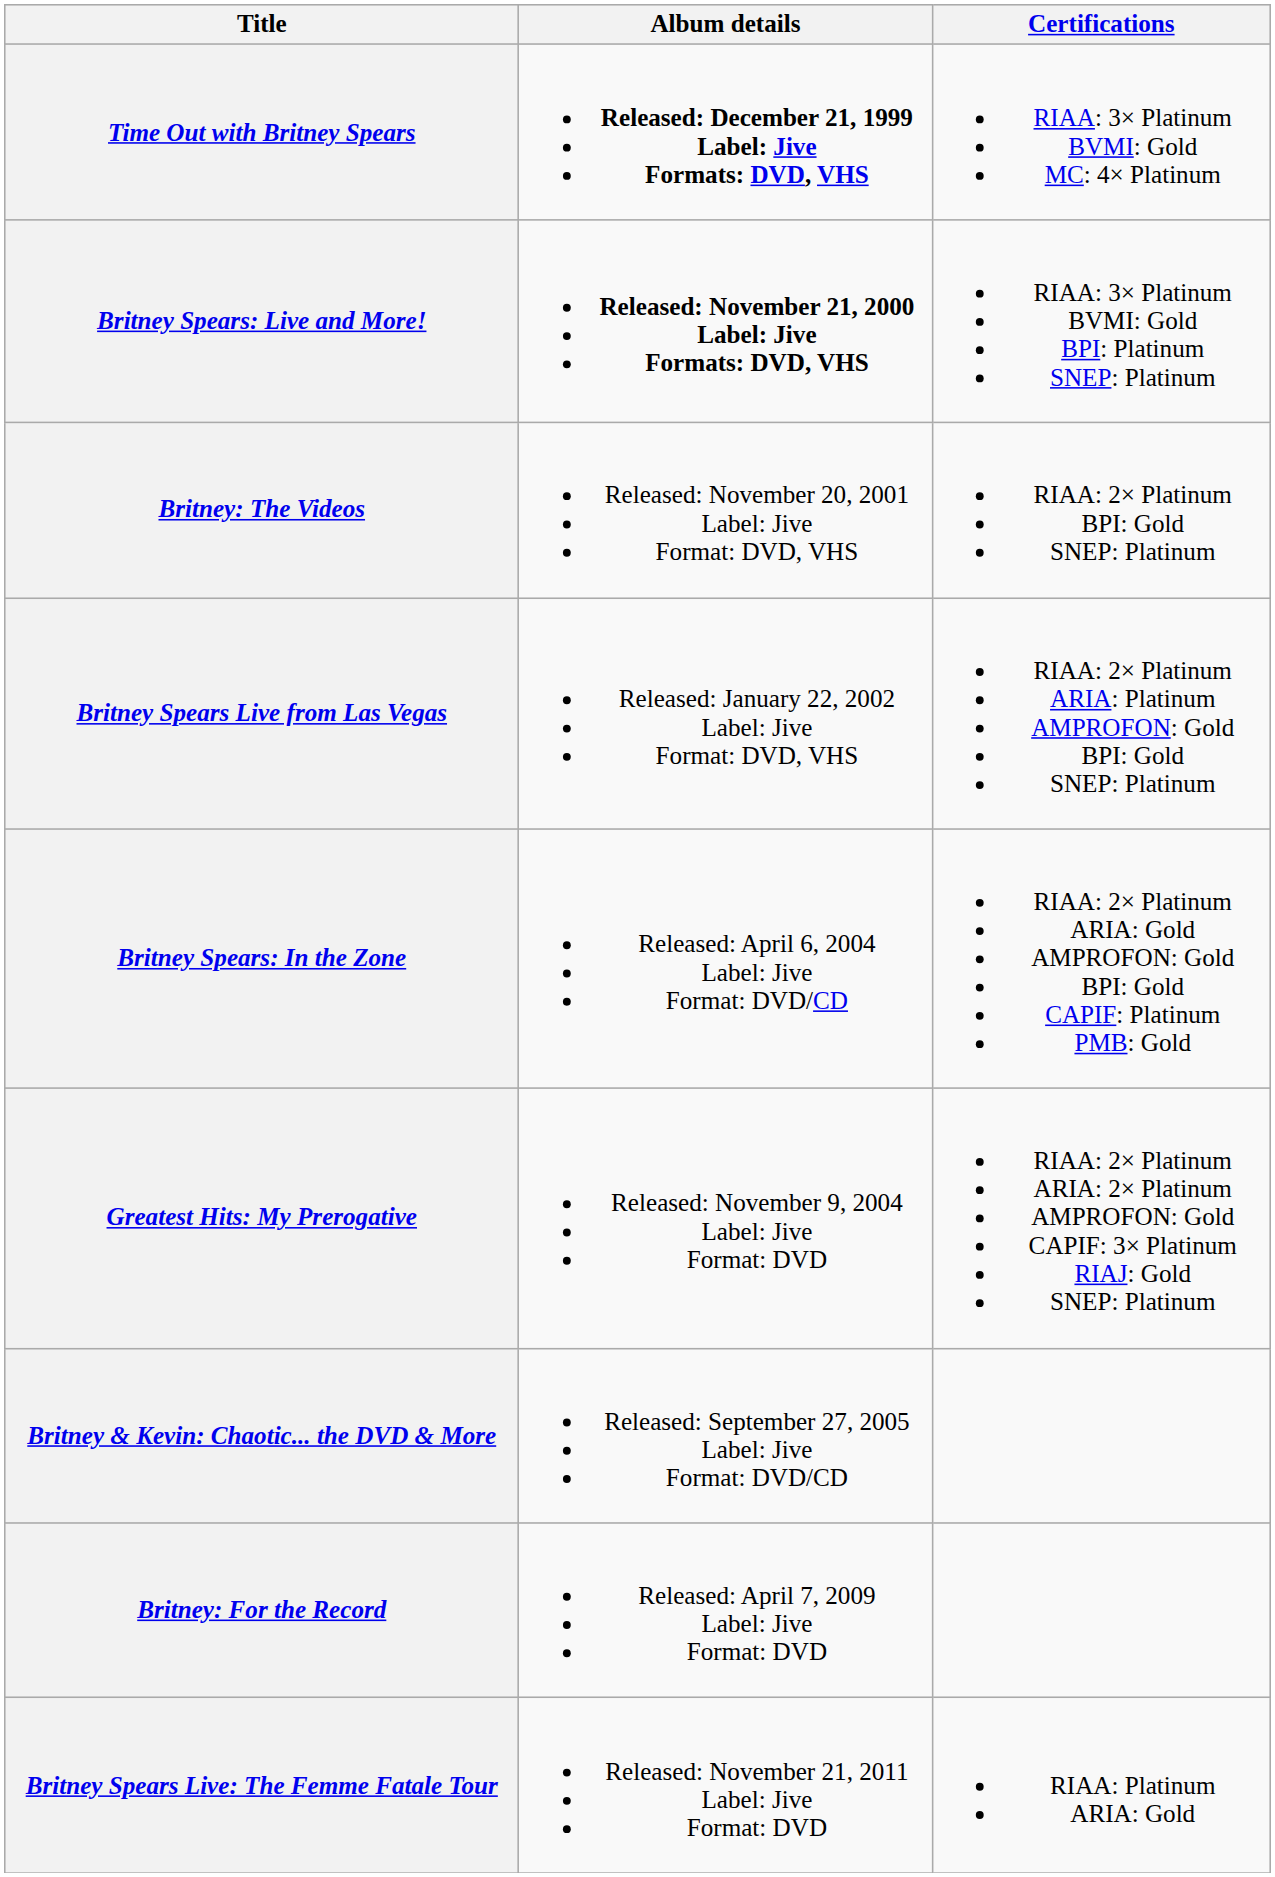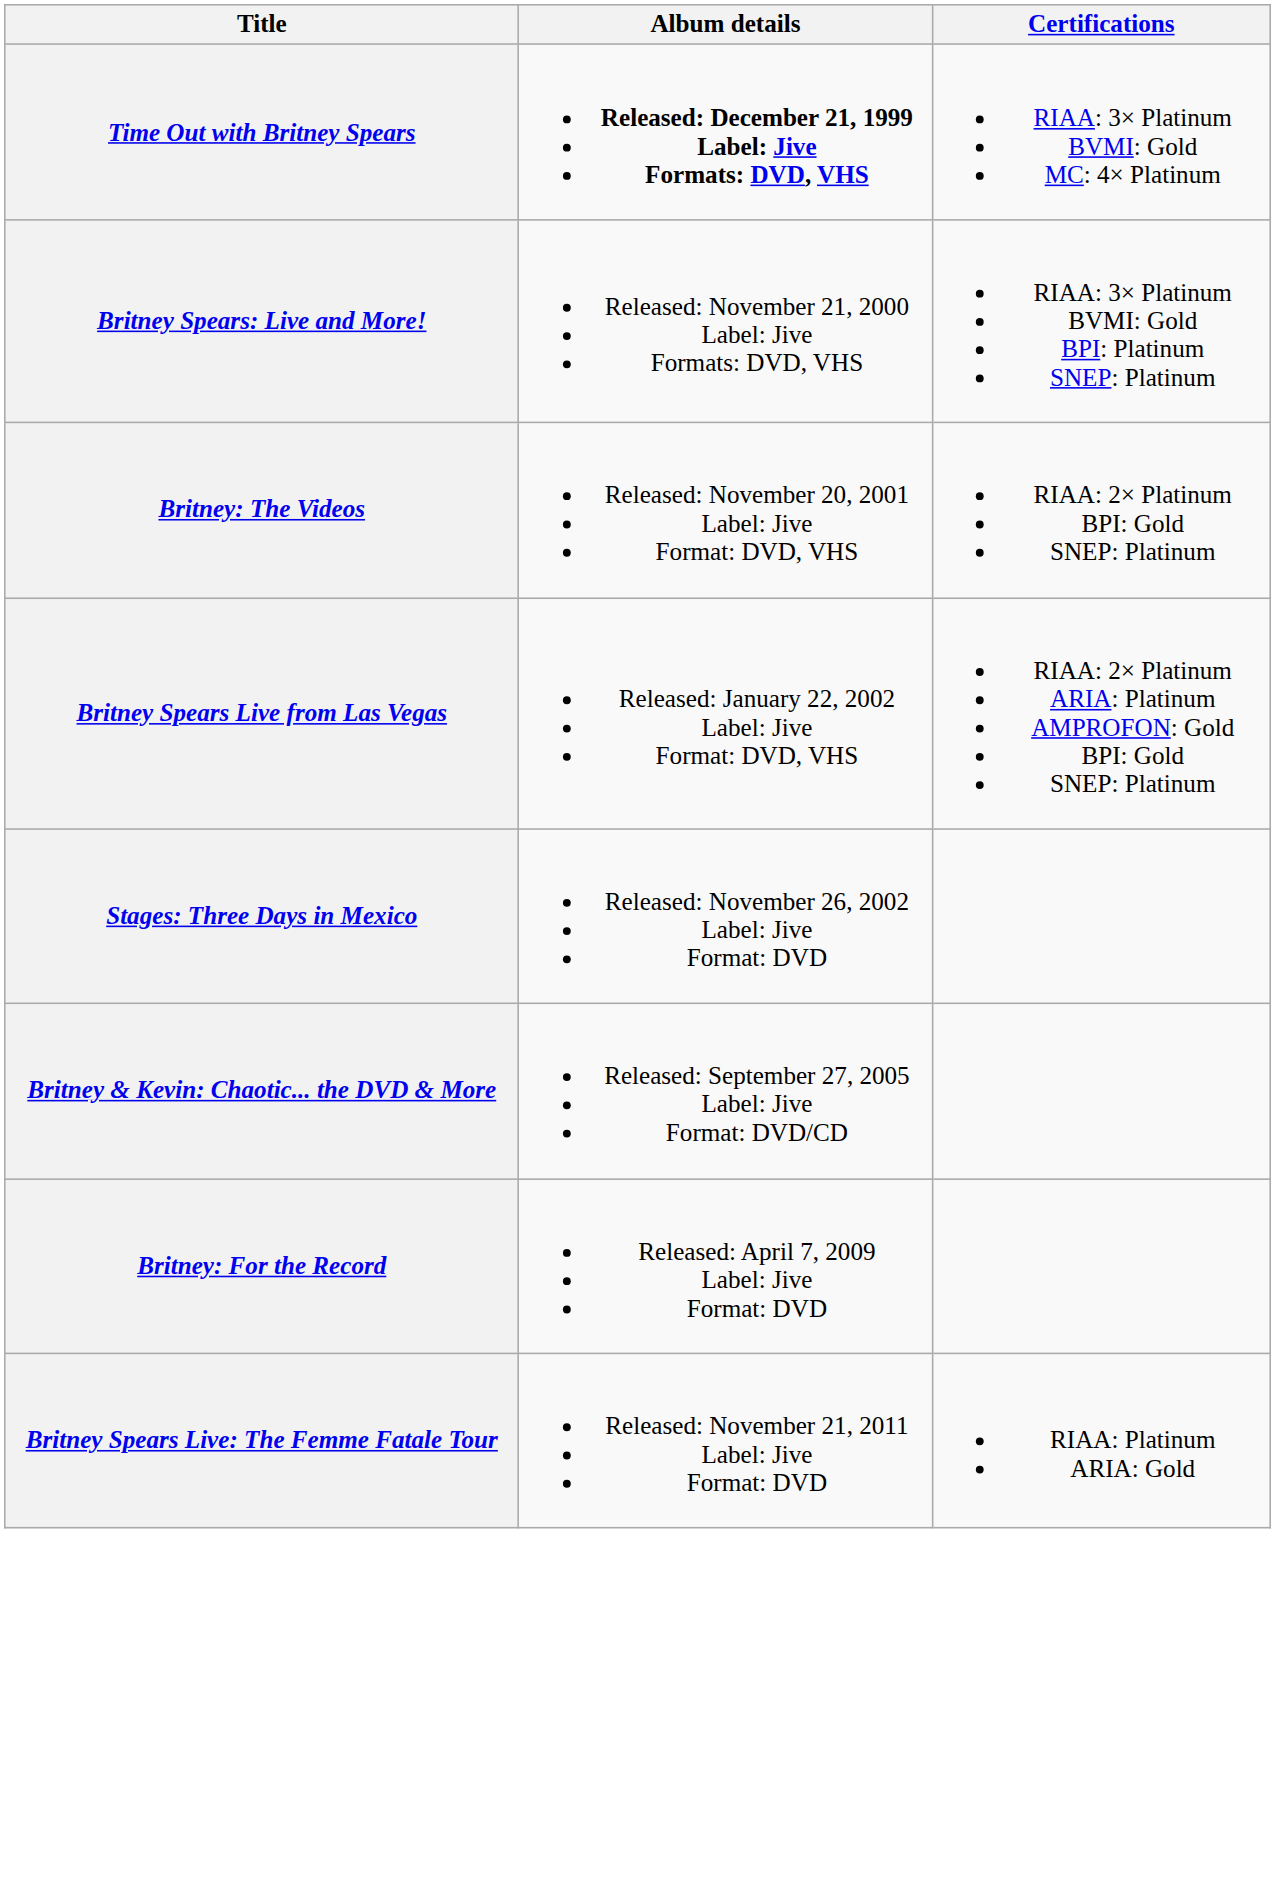(726, 335) bold -> (726, 335) normal
+ row: (262, 915)
- row: (262, 958)
- row: (262, 1218)
